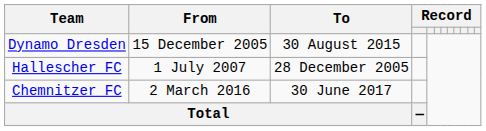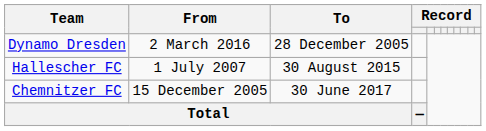(200, 46) 15 December 2005 -> (200, 46) 2 March 2016
(341, 46) 30 August 2015 -> (341, 46) 28 December 2005
(341, 68) 28 December 2005 -> (341, 68) 30 August 2015
(200, 91) 2 March 2016 -> (200, 91) 15 December 2005
